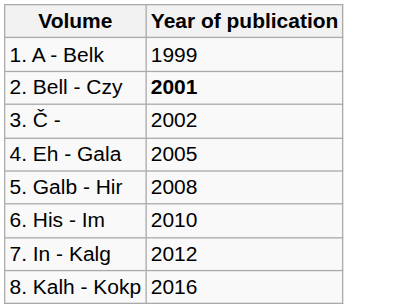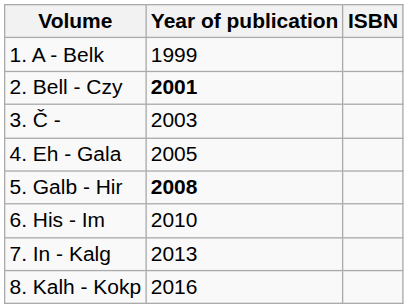+ column: (373, 21)
(174, 120) 2002 -> (174, 120) 2003
(174, 187) normal -> (174, 187) bold
(174, 253) 2012 -> (174, 253) 2013
